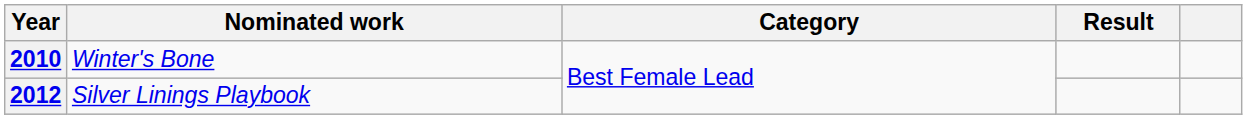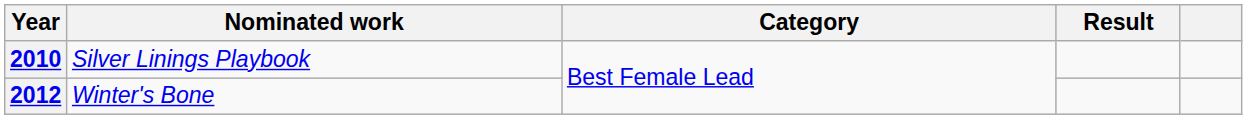(143, 59) Winter's Bone -> (191, 59) Silver Linings Playbook
(191, 95) Silver Linings Playbook -> (143, 95) Winter's Bone
